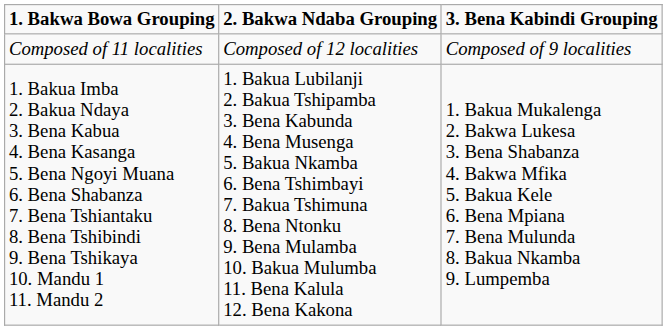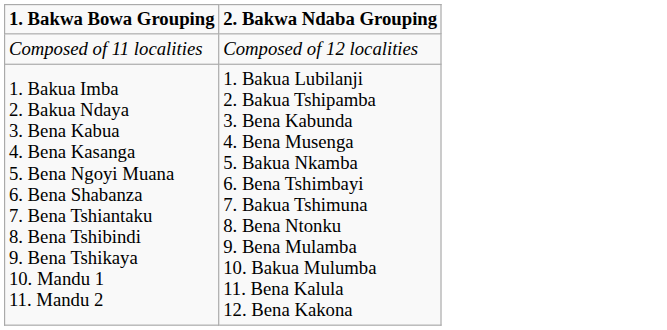- column: (552, 19)
